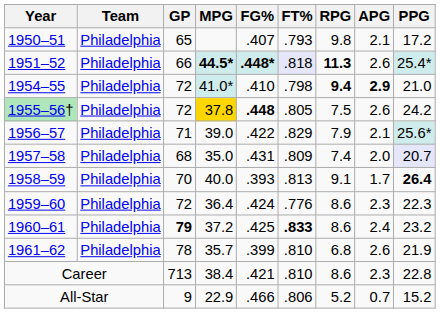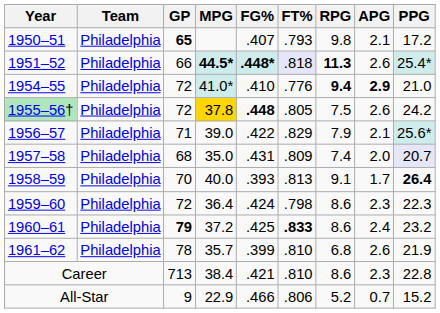(184, 40) normal -> (184, 40) bold
(298, 86) .798 -> (298, 86) .776
(298, 203) .776 -> (298, 203) .798
